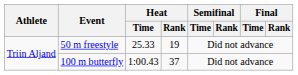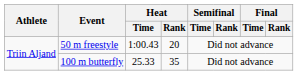(143, 45) 25.33 -> (143, 45) 1:00.43
(174, 45) 19 -> (174, 45) 20
(143, 62) 1:00.43 -> (143, 62) 25.33
(174, 62) 37 -> (174, 62) 35
